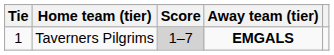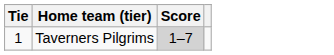- column: (263, 15)
